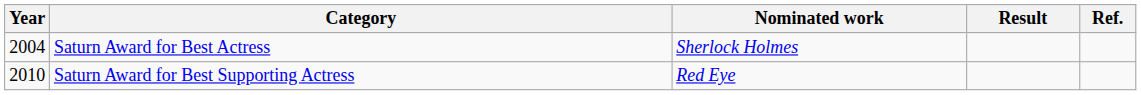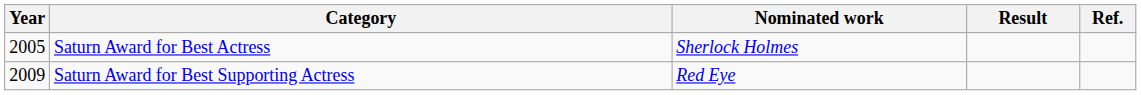(27, 47) 2004 -> (27, 47) 2005
(27, 75) 2010 -> (27, 75) 2009
